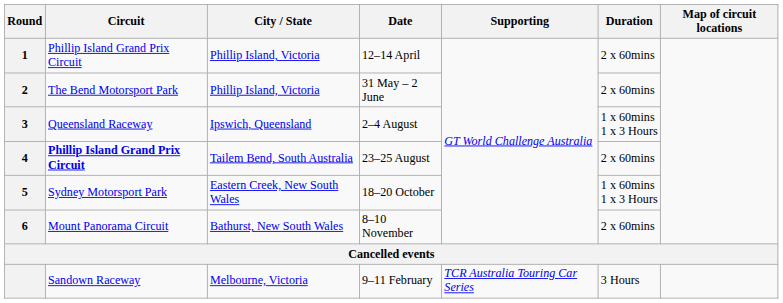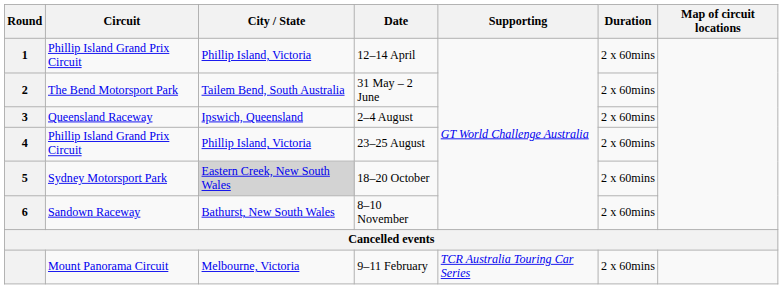(265, 89) Phillip Island, Victoria -> (273, 89) Tailem Bend, South Australia
(629, 123) 1 x 60mins 1 x 3 Hours -> (628, 116) 2 x 60mins
(114, 158) bold -> (109, 143) normal
(281, 158) Tailem Bend, South Australia -> (256, 143) Phillip Island, Victoria
(274, 192) no background -> (266, 178) lightgrey background
(629, 192) 1 x 60mins 1 x 3 Hours -> (628, 178) 2 x 60mins
(108, 226) Mount Panorama Circuit -> (94, 212) Sandown Raceway
(94, 280) Sandown Raceway -> (108, 266) Mount Panorama Circuit
(620, 280) 3 Hours -> (628, 266) 2 x 60mins
